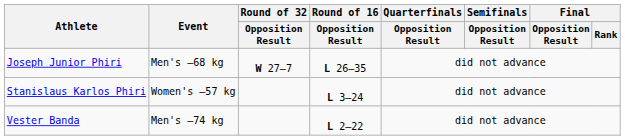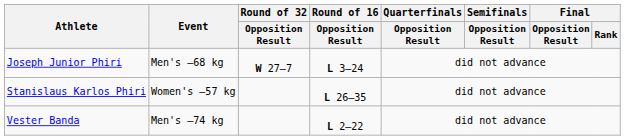(345, 69) L 26–35 -> (345, 69) L 3–24
(345, 97) L 3–24 -> (345, 97) L 26–35
